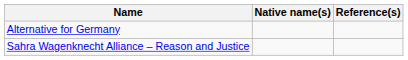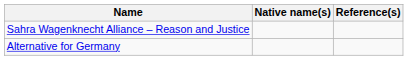rows swapped: (63, 30) <-> (128, 47)
